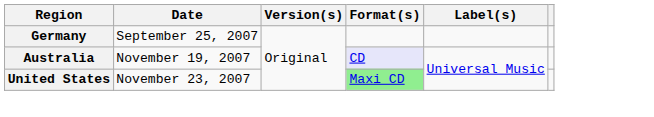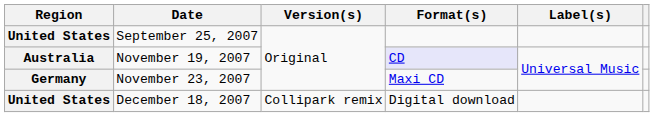(59, 37) Germany -> (59, 37) United States
(59, 79) United States -> (59, 79) Germany
(377, 79) lightgreen background -> (416, 79) no background
+ row: (183, 101)
